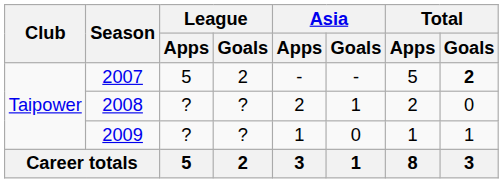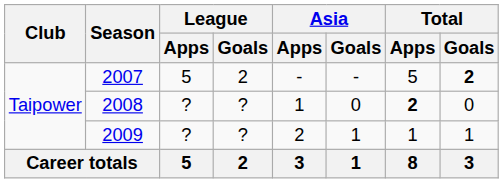(299, 105) 2 -> (299, 105) 1
(356, 105) 1 -> (356, 105) 0
(412, 105) normal -> (412, 105) bold
(299, 134) 1 -> (299, 134) 2
(356, 134) 0 -> (356, 134) 1
